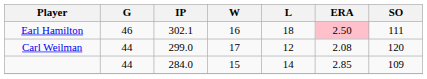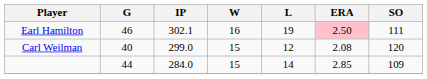(288, 30) 18 -> (288, 30) 19
(127, 47) 44 -> (127, 47) 40
(234, 47) 17 -> (234, 47) 15
